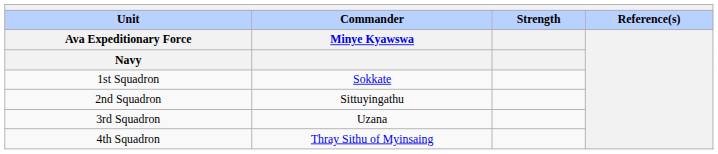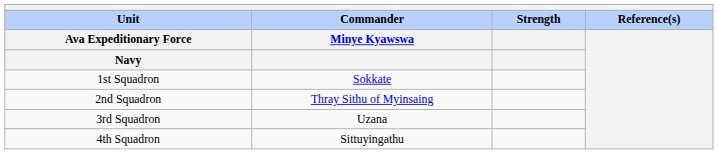(372, 99) Sittuyingathu -> (372, 99) Thray Sithu of Myinsaing
(372, 139) Thray Sithu of Myinsaing -> (372, 139) Sittuyingathu
